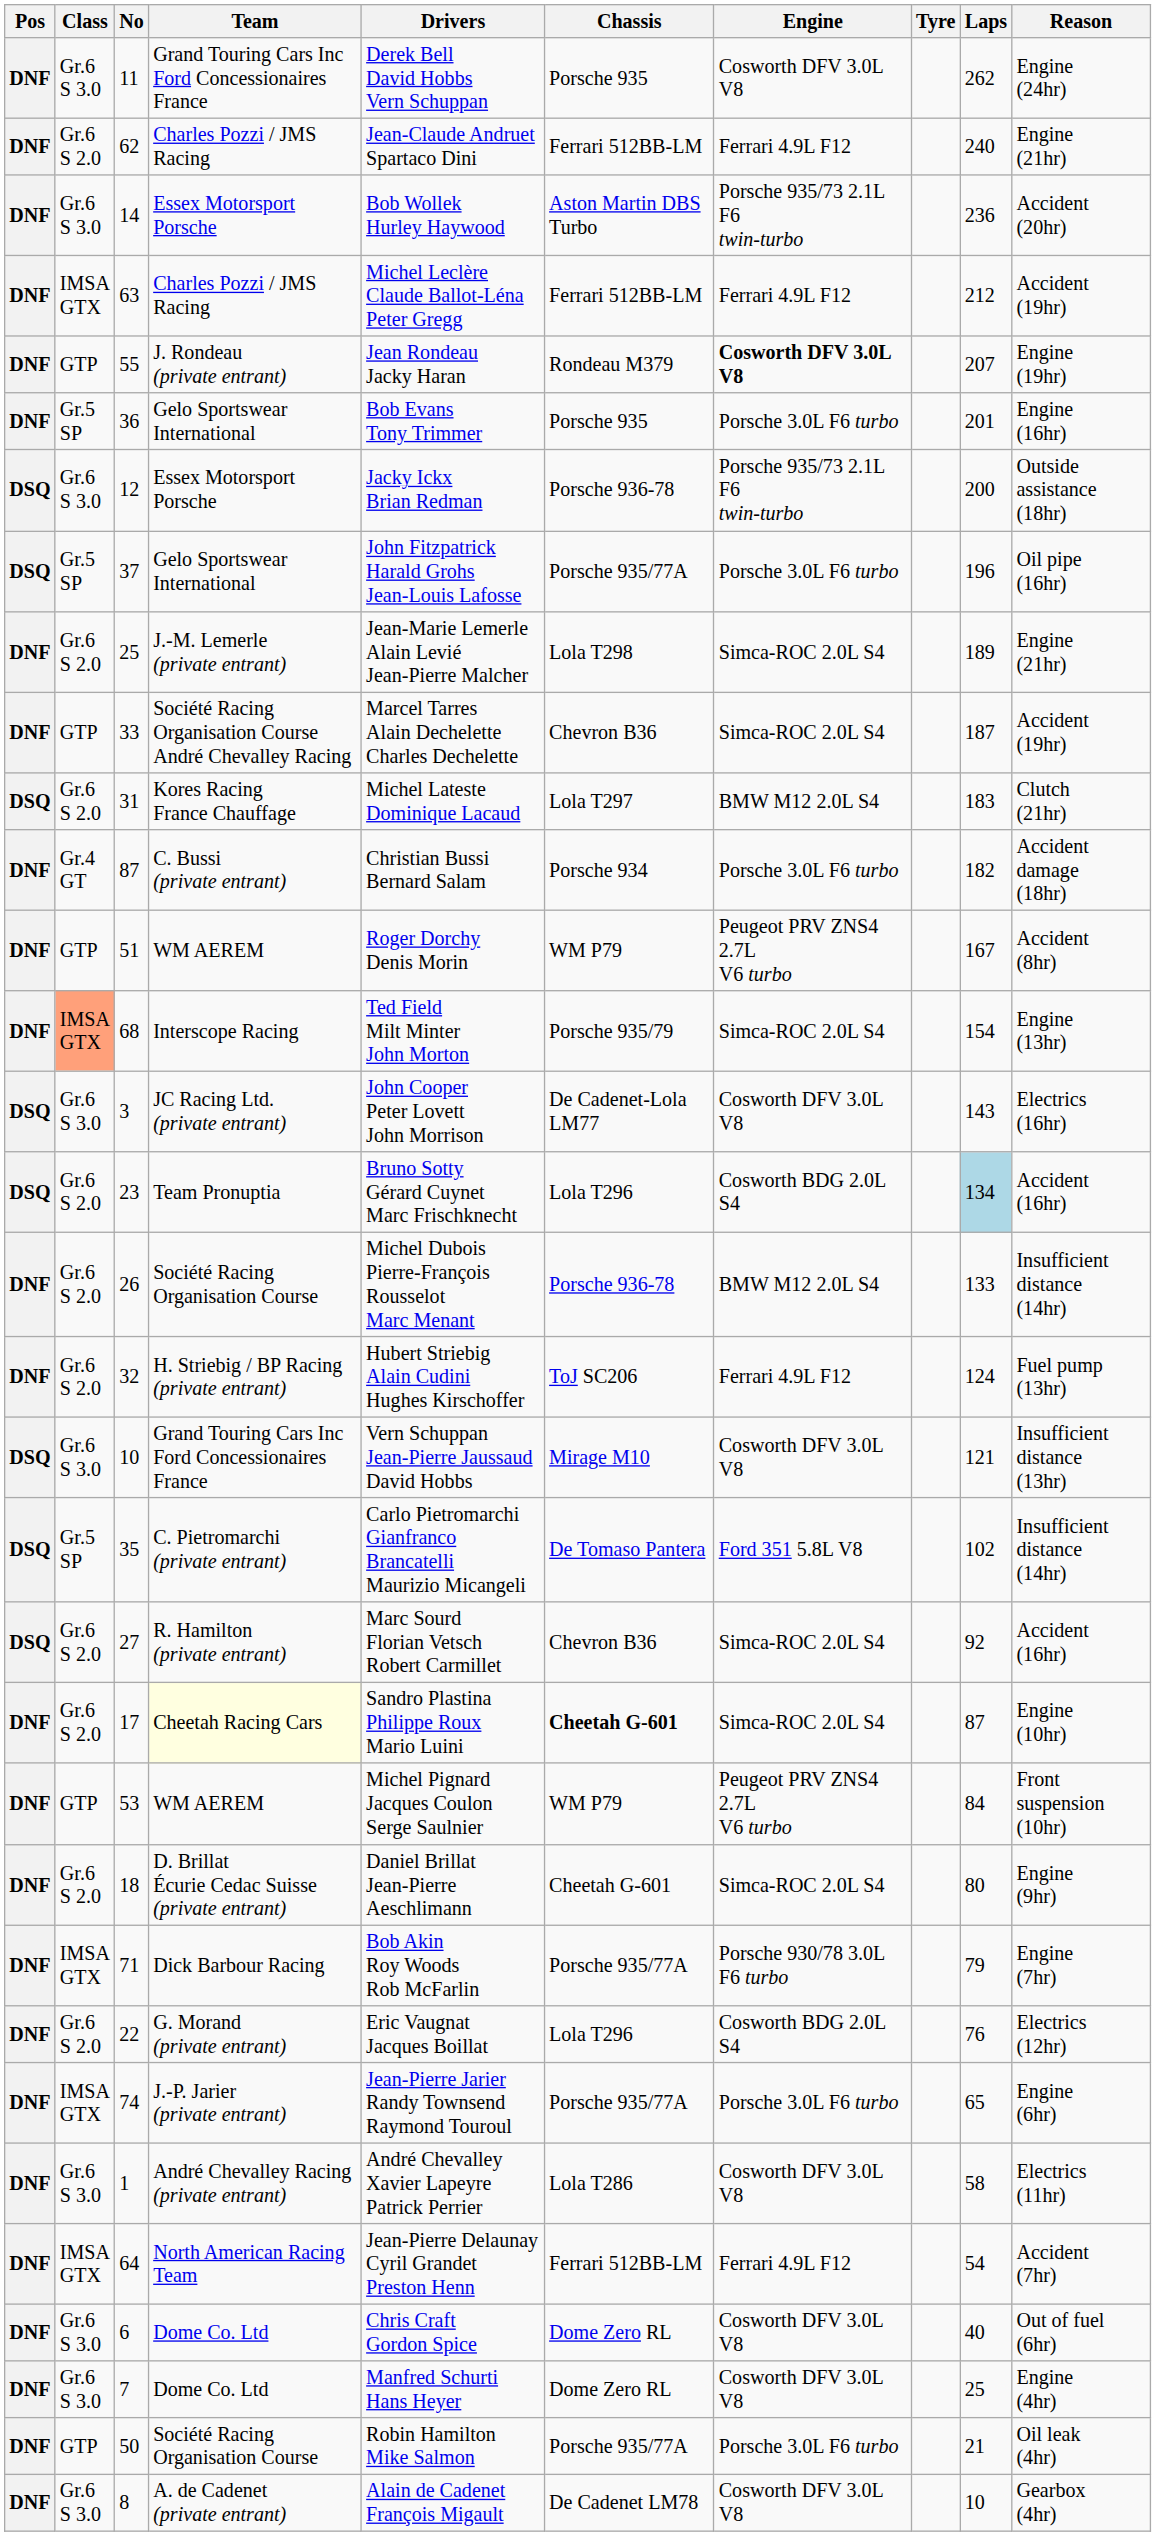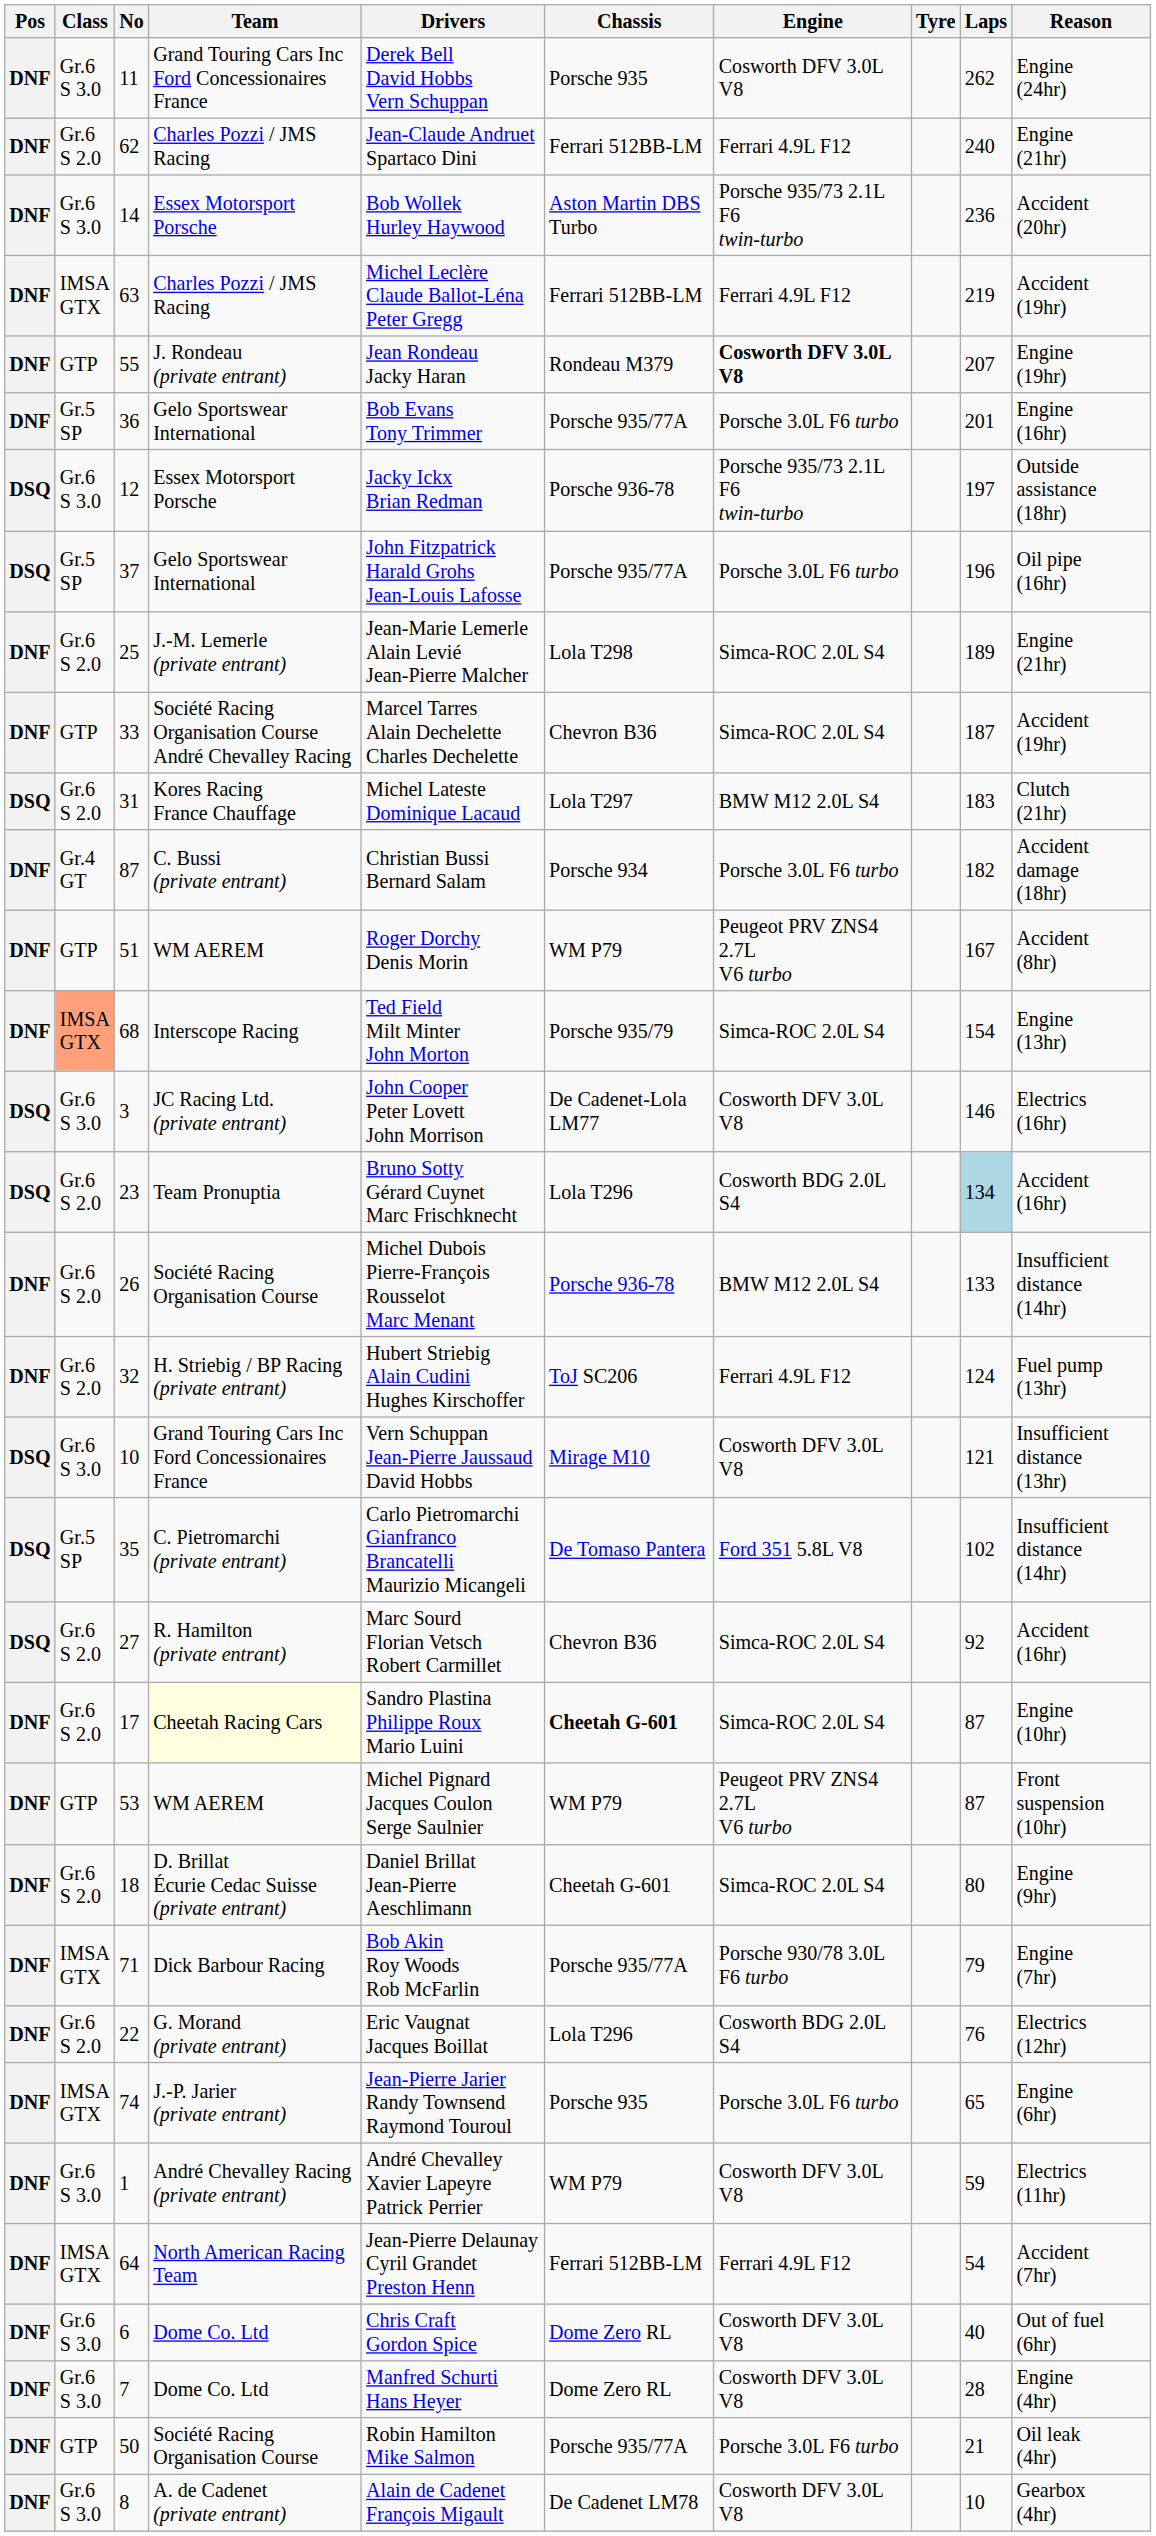(980, 296) 212 -> (980, 296) 219
(598, 421) Porsche 935 -> (618, 421) Porsche 935/77A
(980, 490) 200 -> (980, 490) 197
(980, 1111) 143 -> (980, 1111) 146
(975, 1803) 84 -> (975, 1803) 87
(618, 2102) Porsche 935/77A -> (598, 2102) Porsche 935
(591, 2183) Lola T286 -> (586, 2183) WM P79
(975, 2183) 58 -> (975, 2183) 59
(975, 2389) 25 -> (975, 2389) 28
